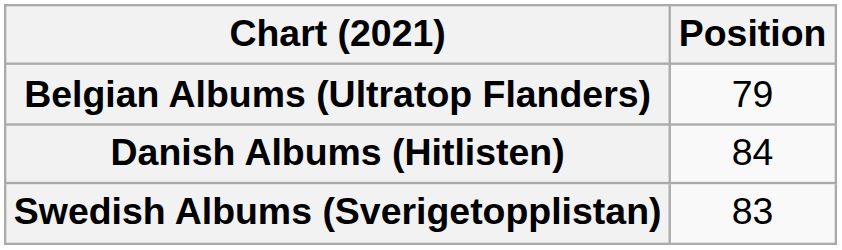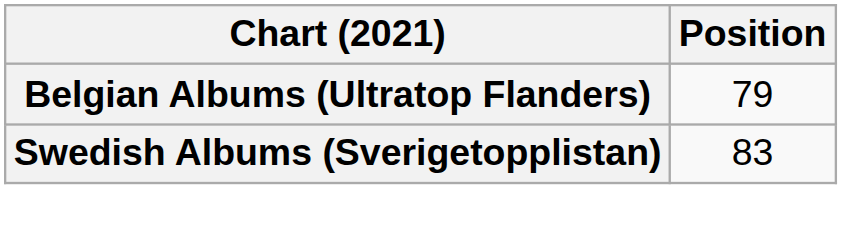- row: (338, 152)
